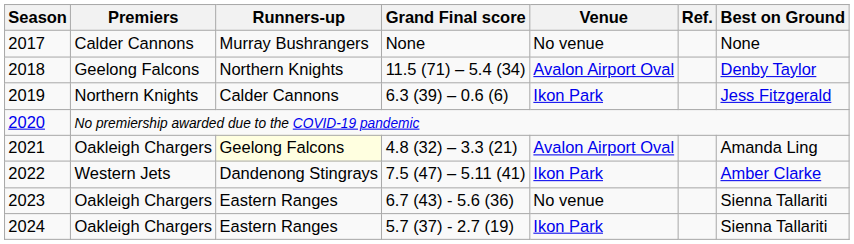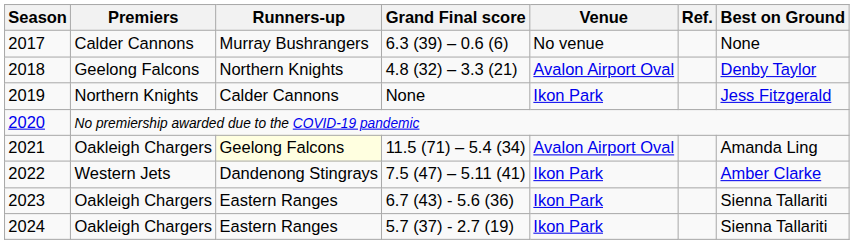(405, 43) None -> (447, 43) 6.3 (39) – 0.6 (6)
(456, 69) 11.5 (71) – 5.4 (34) -> (452, 69) 4.8 (32) – 3.3 (21)
(447, 95) 6.3 (39) – 0.6 (6) -> (405, 95) None
(452, 148) 4.8 (32) – 3.3 (21) -> (456, 148) 11.5 (71) – 5.4 (34)
(569, 200) No venue -> (568, 200) Ikon Park
